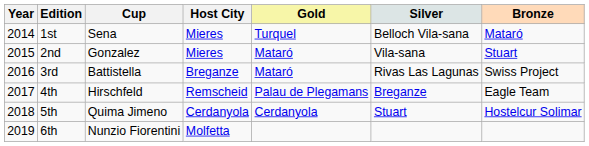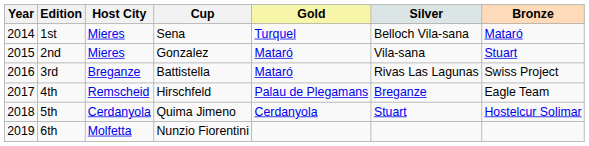columns swapped: (134, 14) <-> (217, 14)
